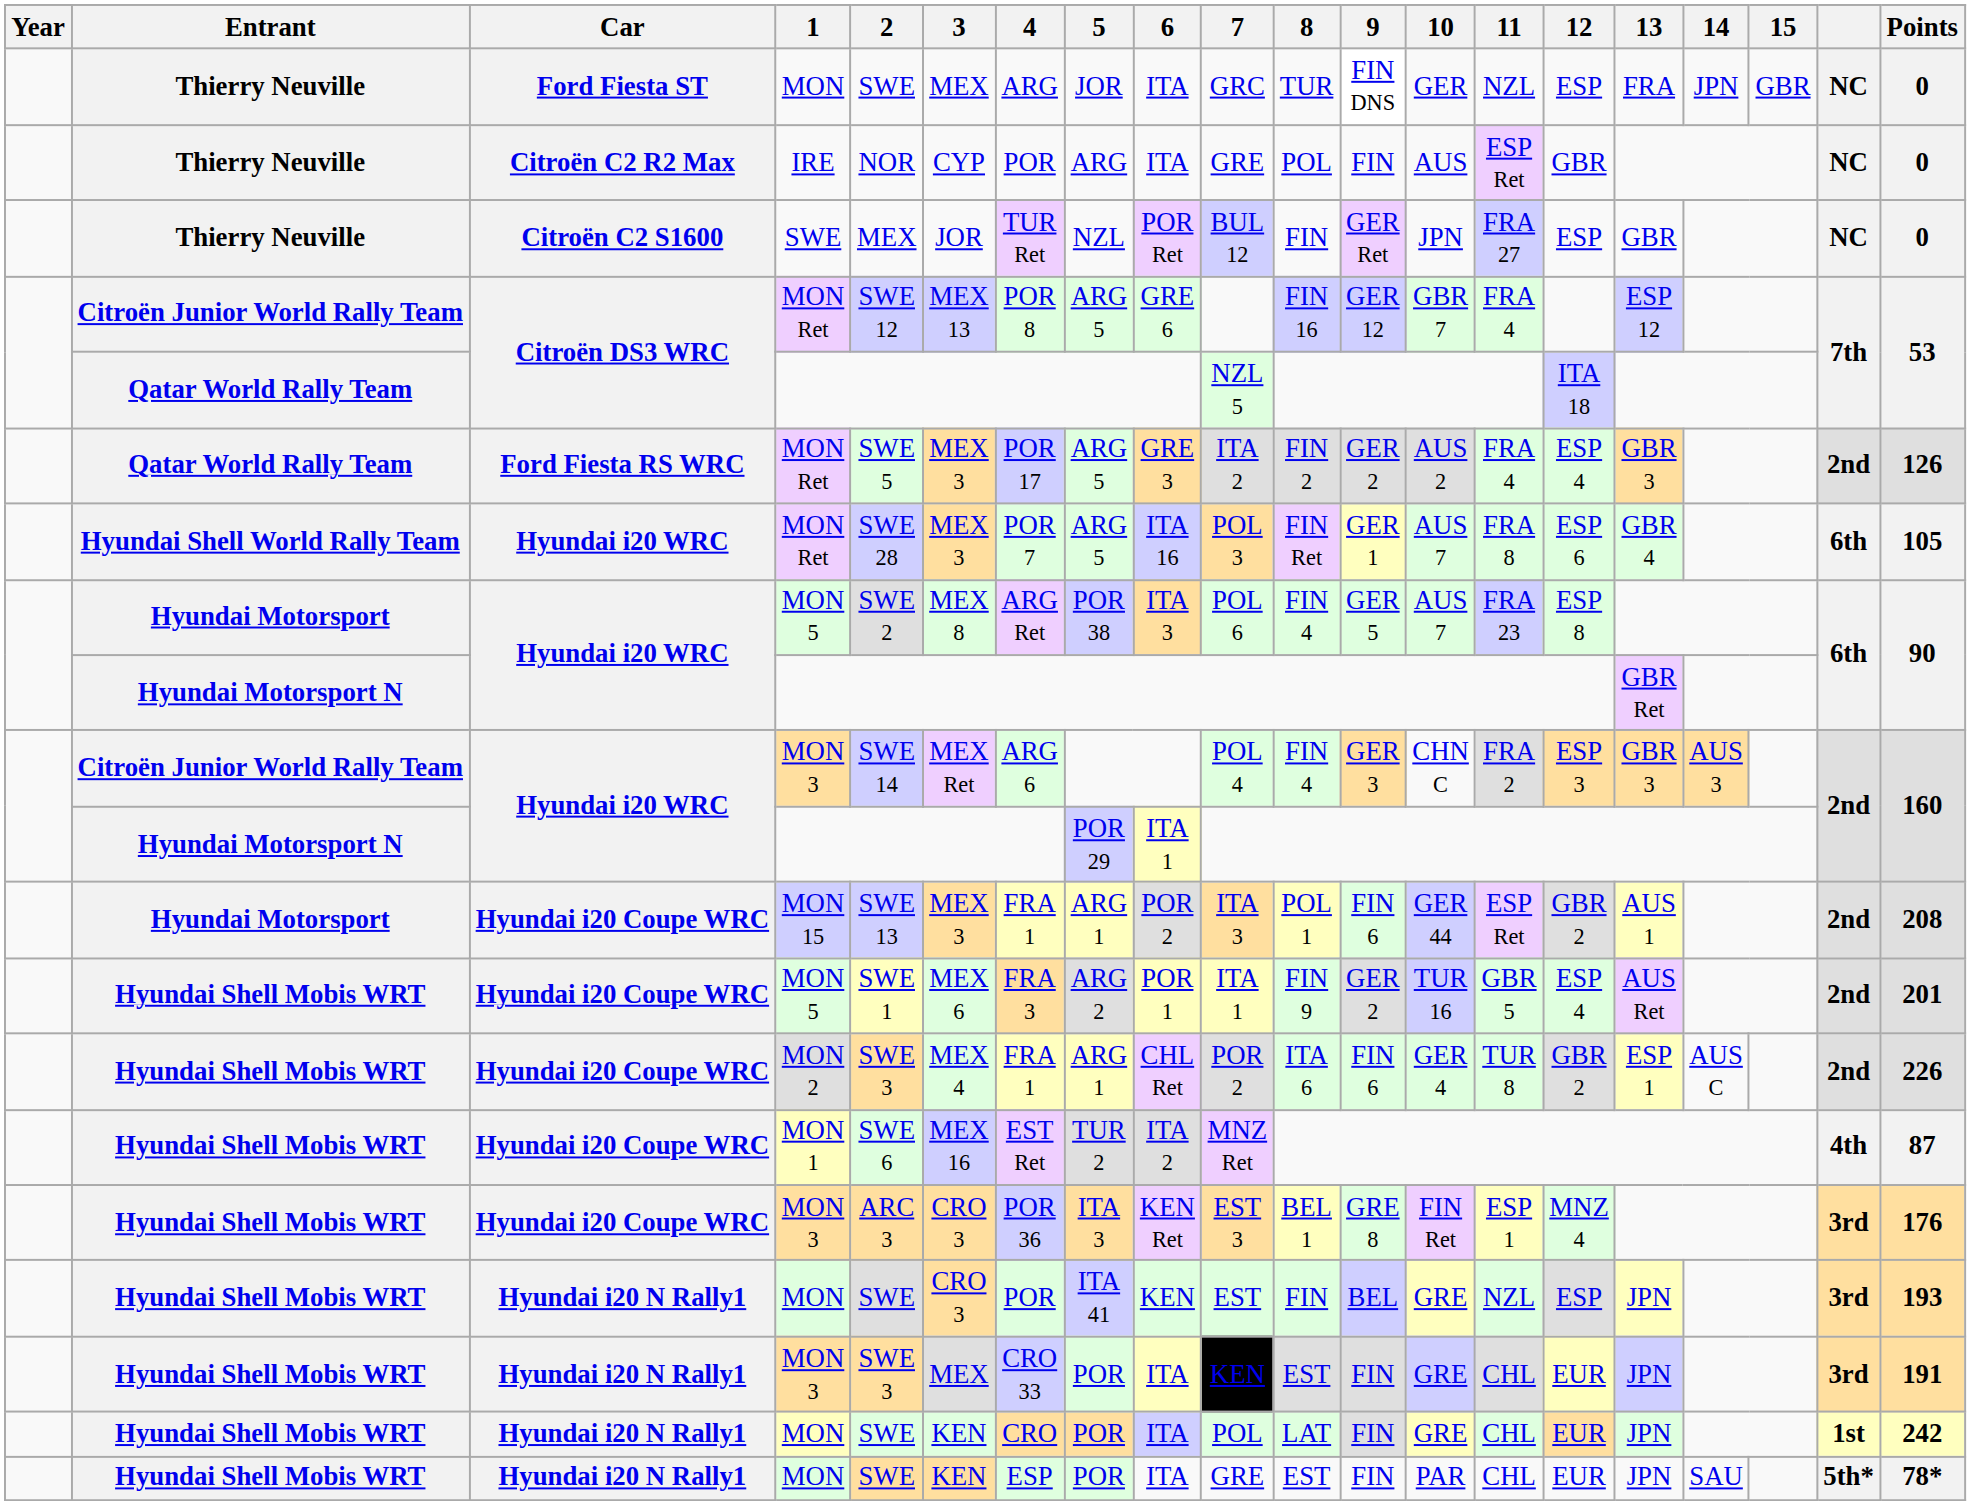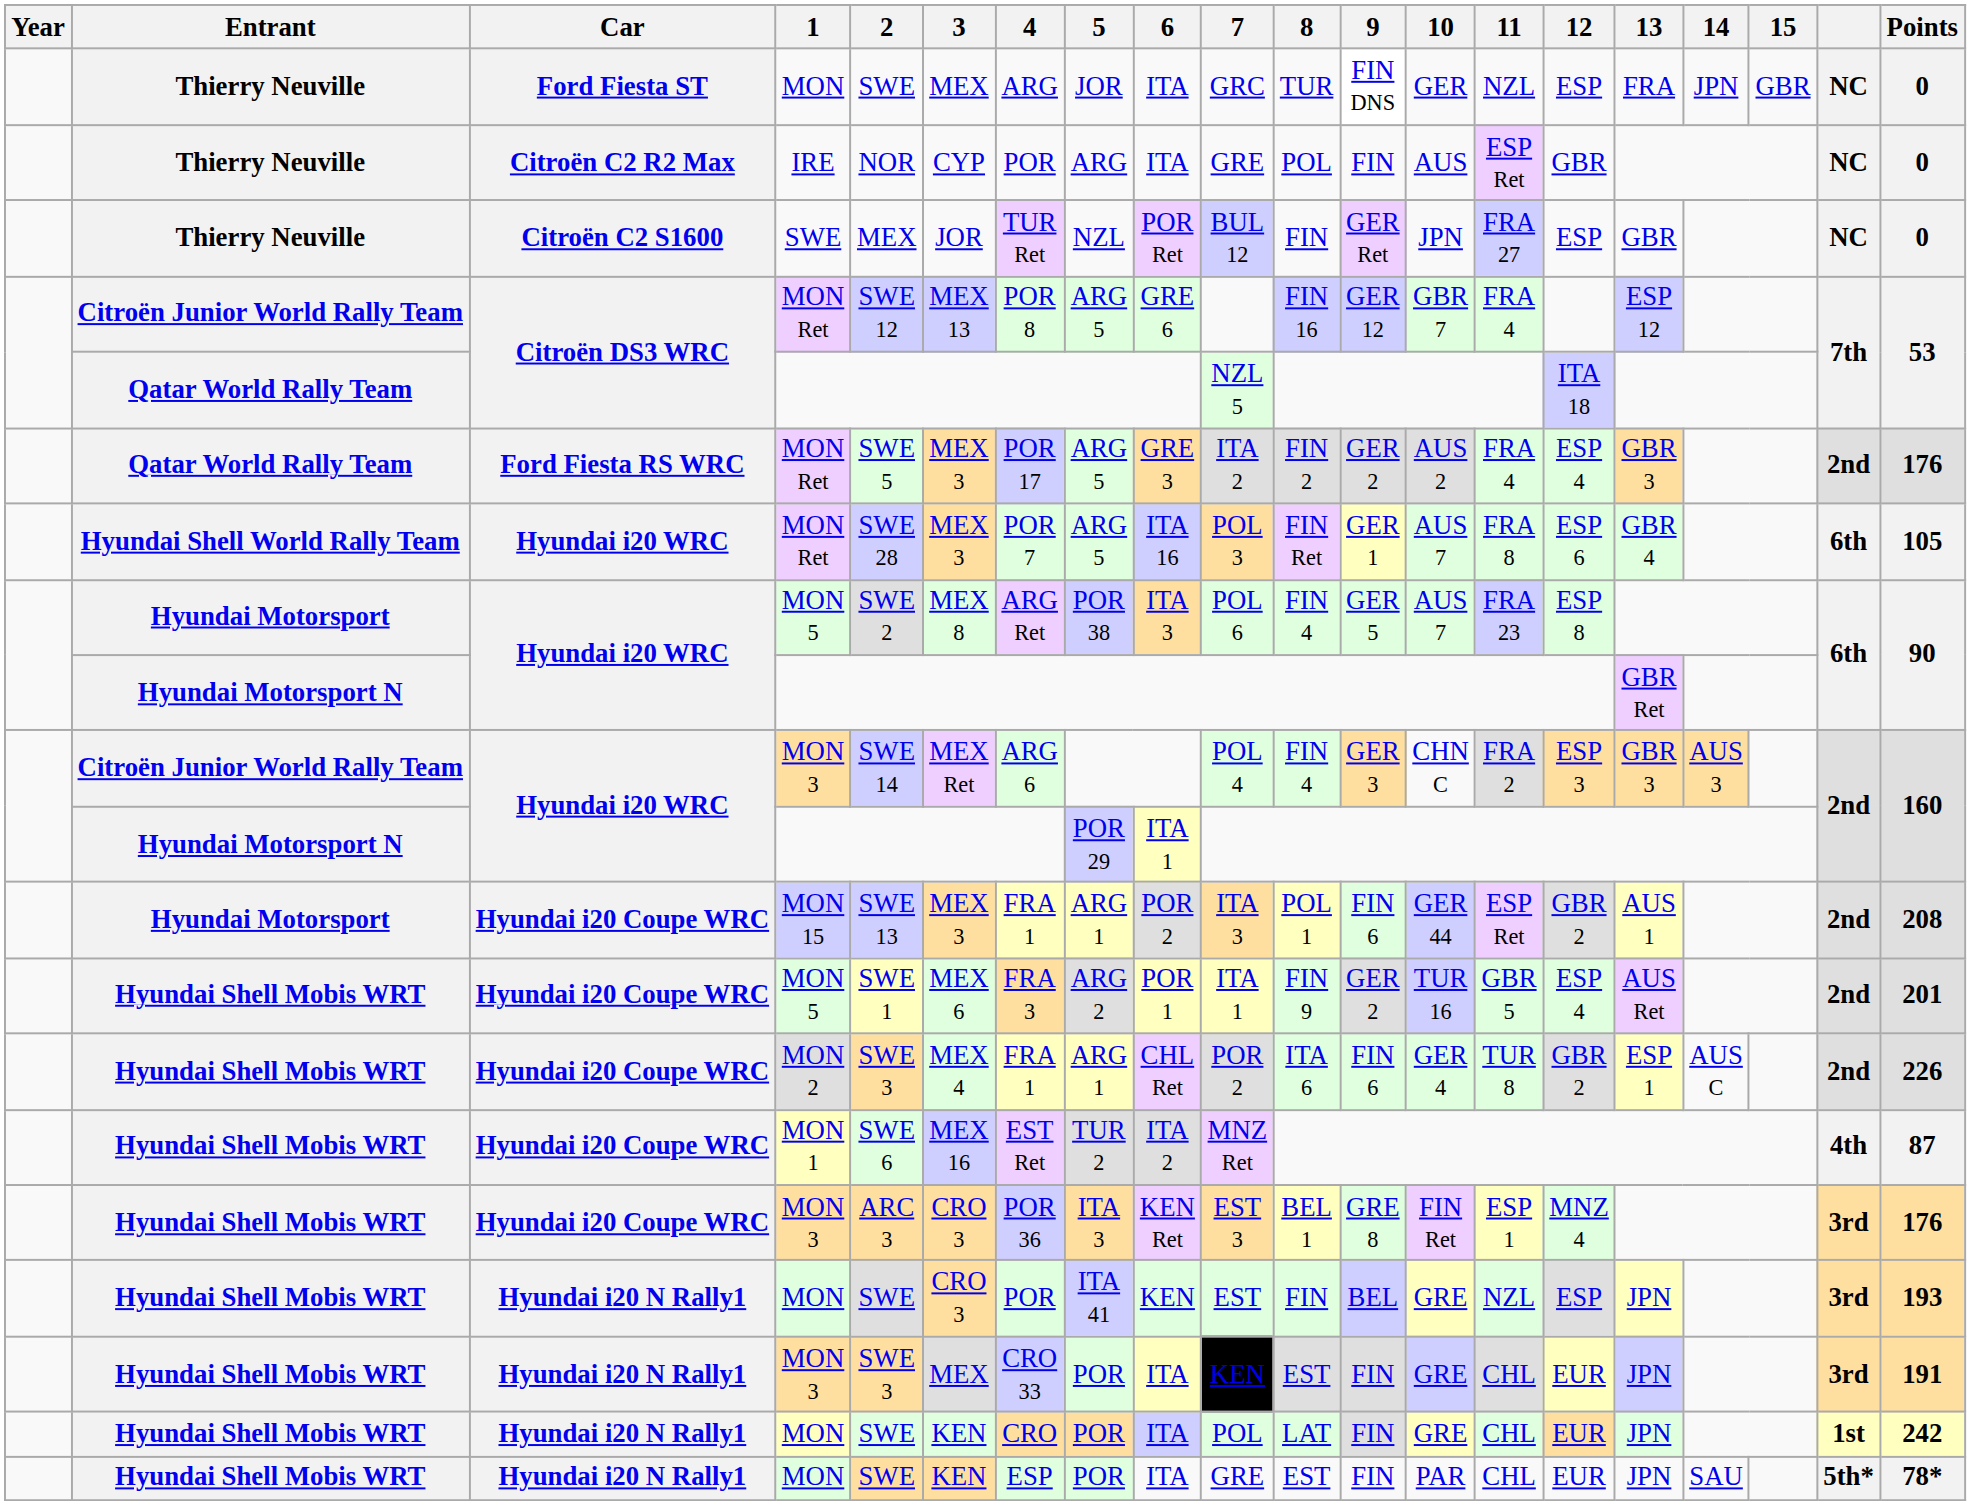(1922, 464) 126 -> (1922, 464) 176
